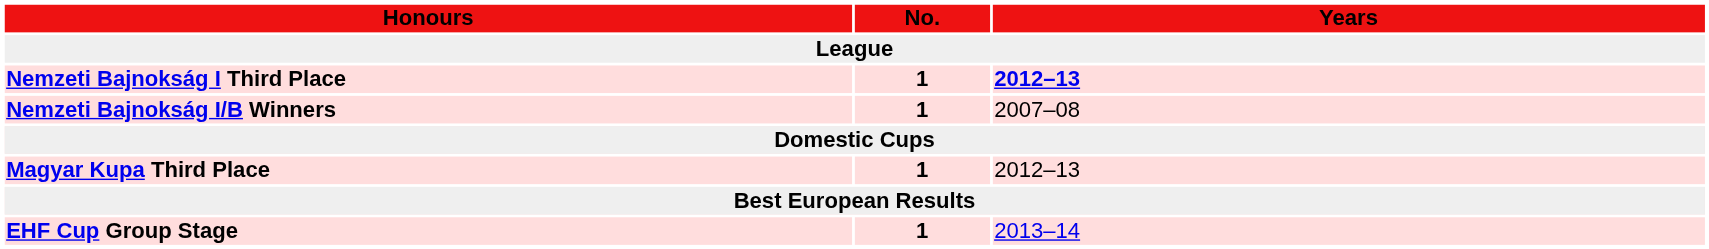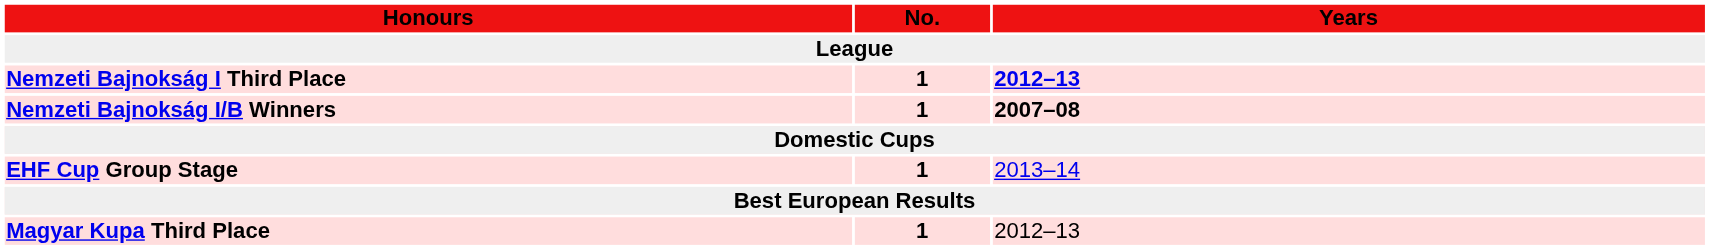(1037, 109) normal -> (1037, 109) bold
rows swapped: (138, 170) <-> (122, 230)
